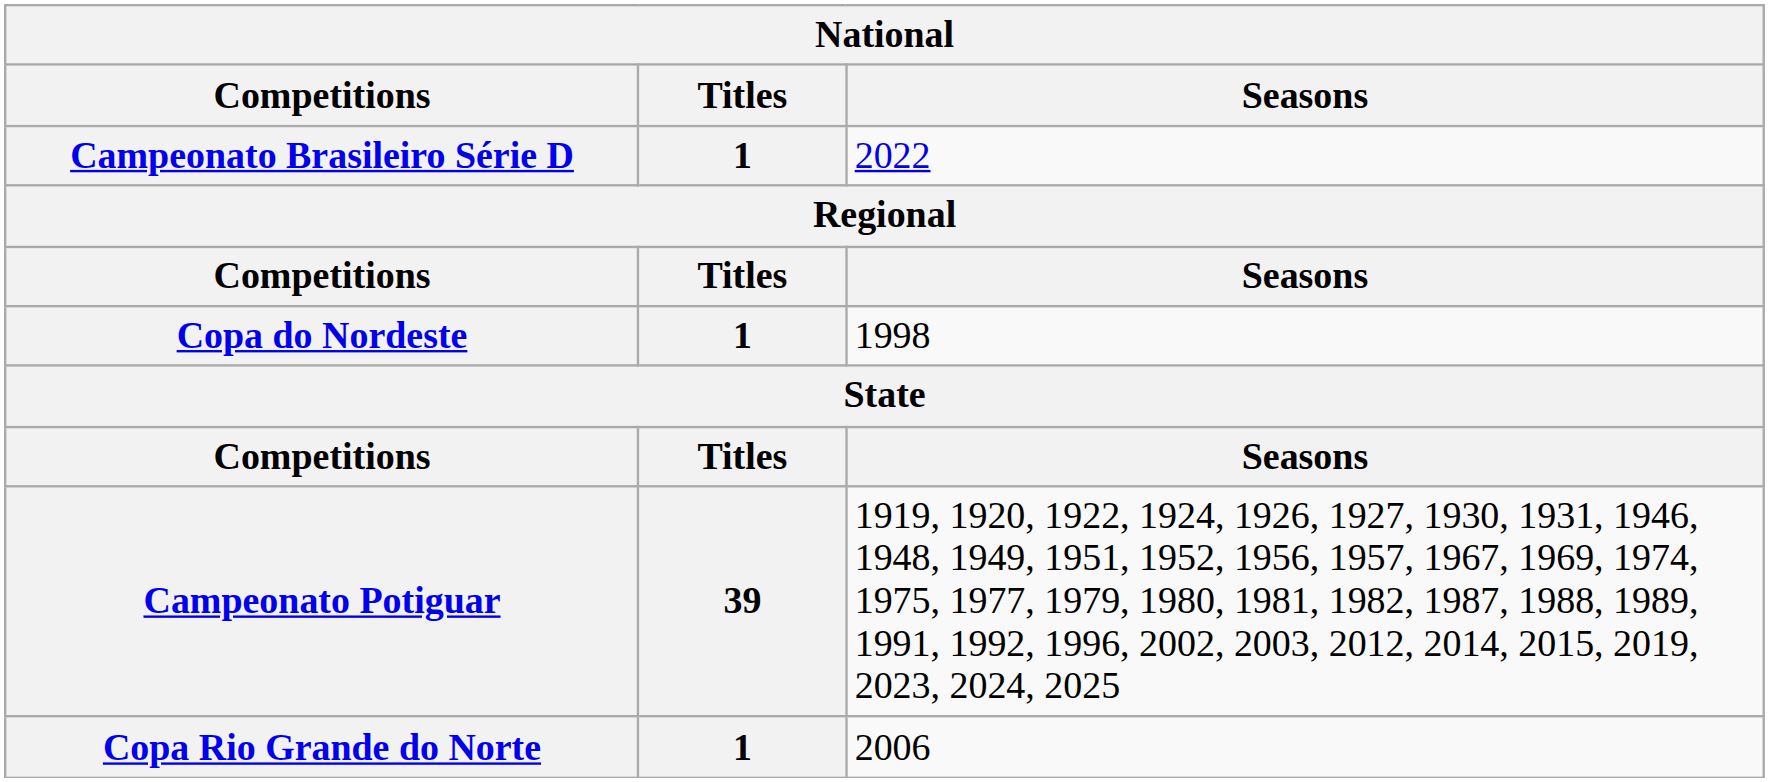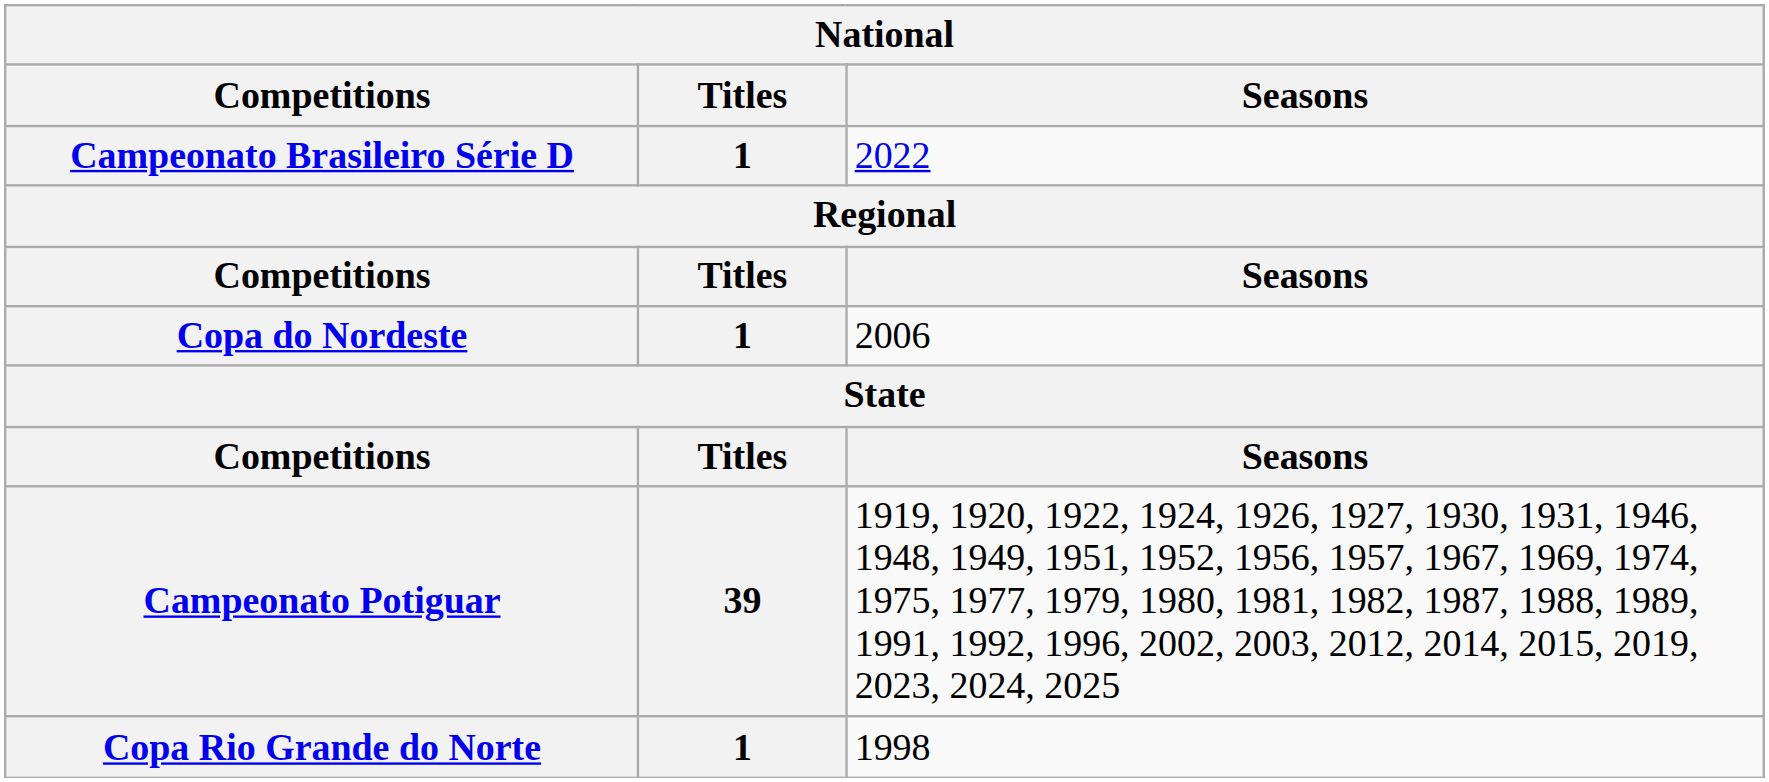(893, 335) 1998 -> (893, 335) 2006
(893, 746) 2006 -> (893, 746) 1998
